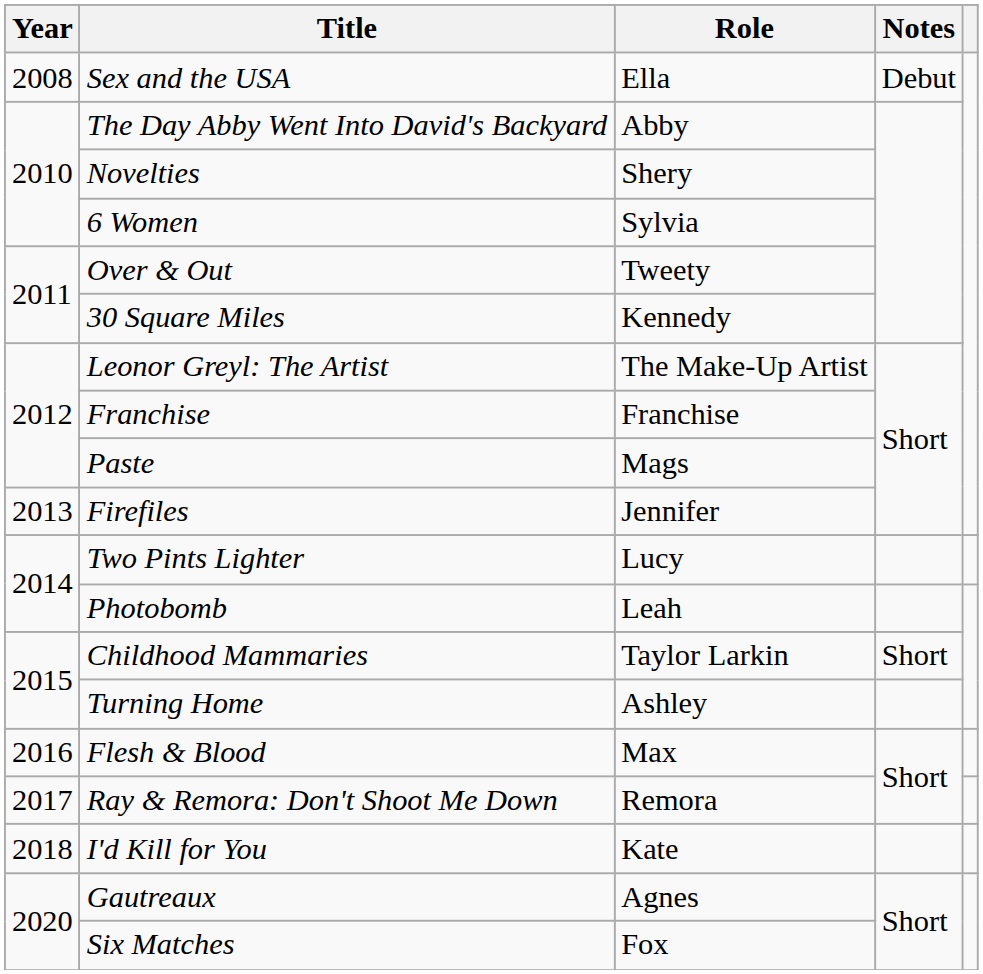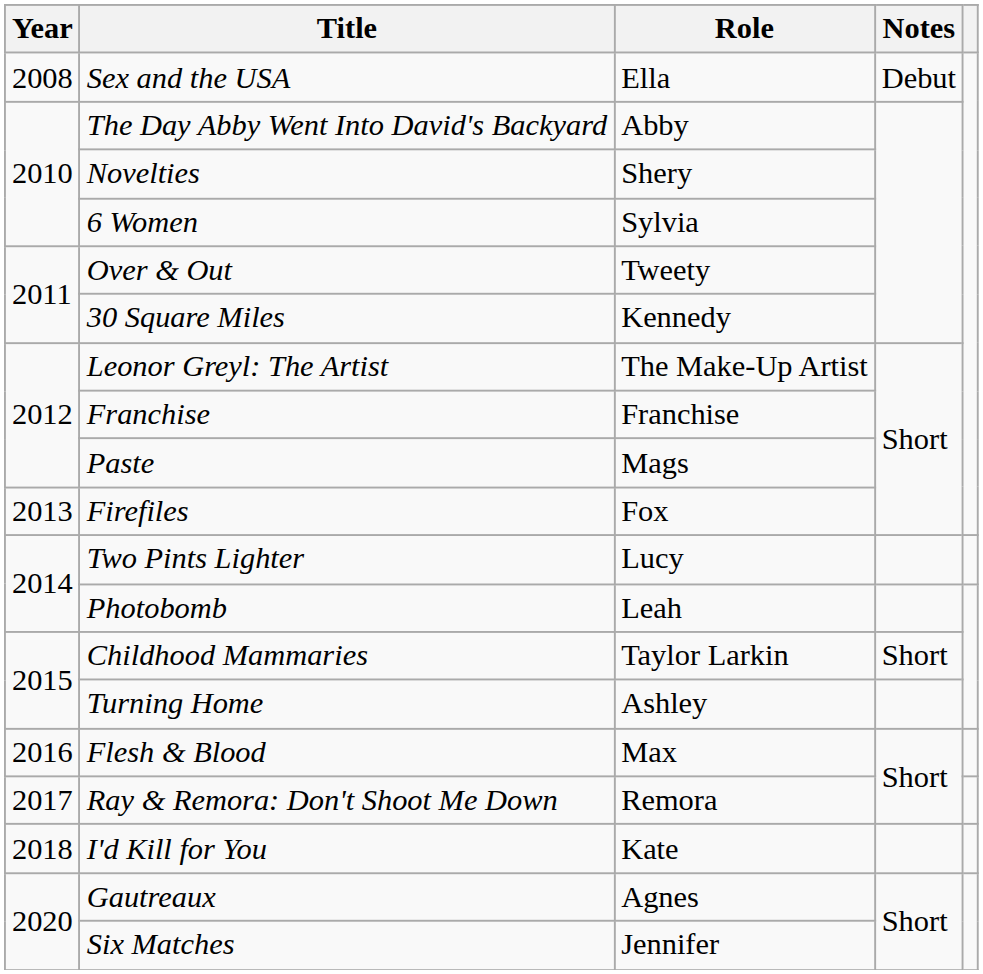(670, 510) Jennifer -> (645, 510) Fox
(645, 944) Fox -> (670, 944) Jennifer
